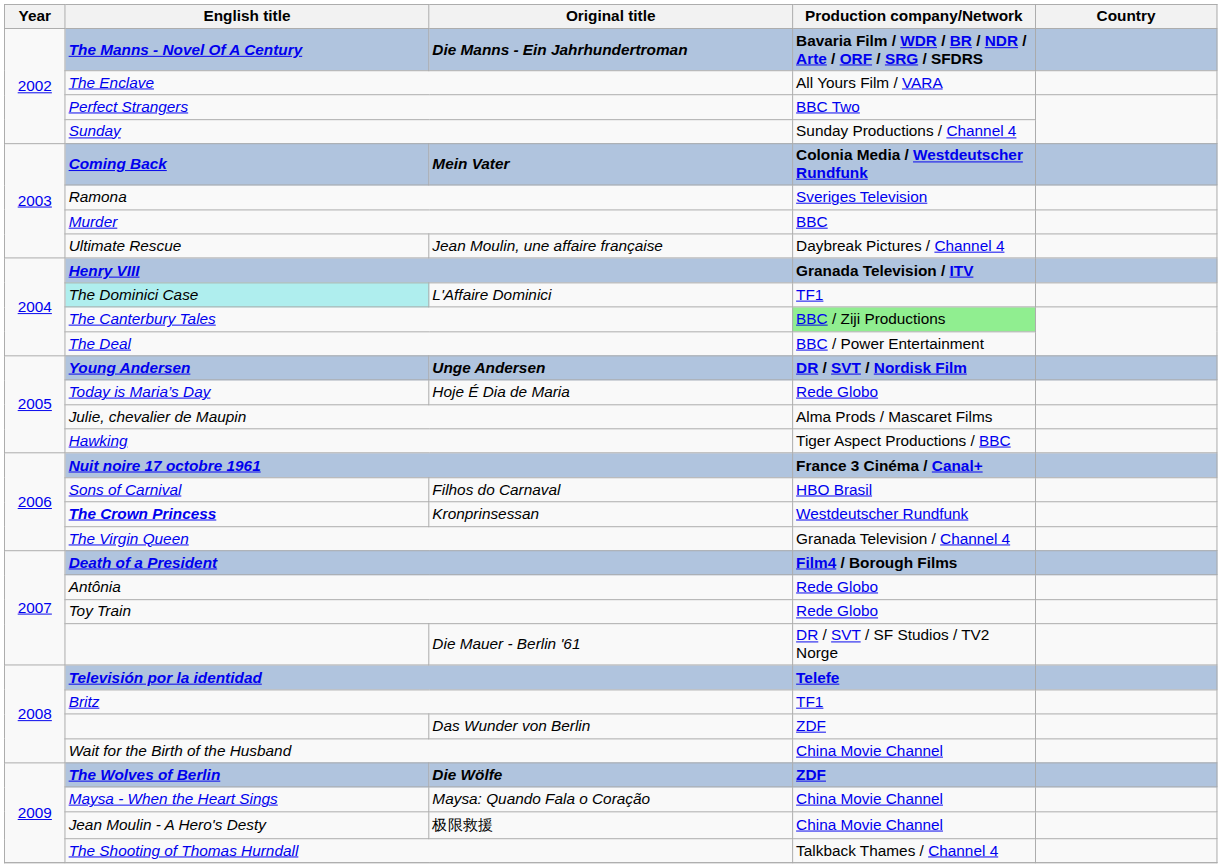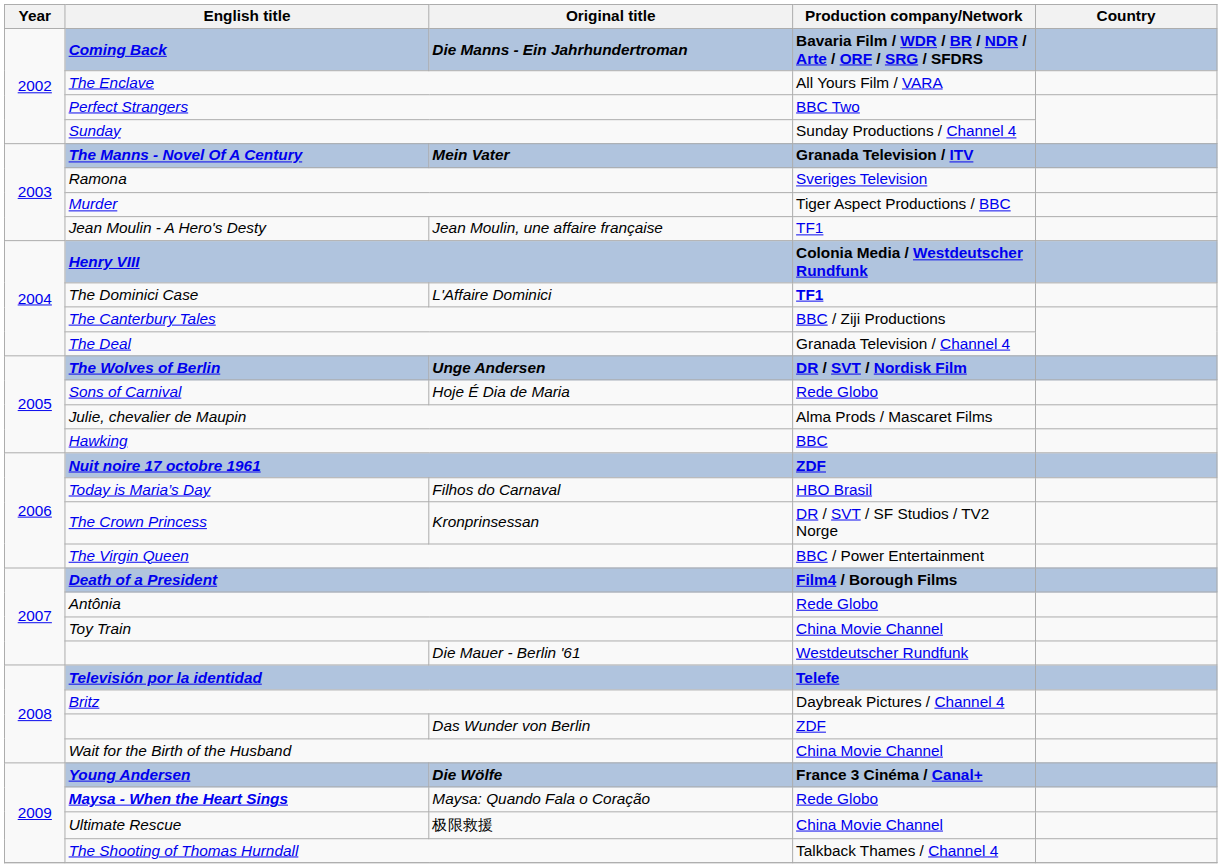(185, 49) The Manns - Novel Of A Century -> (118, 49) Coming Back
(118, 164) Coming Back -> (185, 155) The Manns - Novel Of A Century
(909, 164) Colonia Media / Westdeutscher Rundfunk -> (885, 155) Granada Television / ITV
(812, 221) BBC -> (903, 204) Tiger Aspect Productions / BBC
(125, 246) Ultimate Rescue -> (167, 228) Jean Moulin - A Hero's Desty
(900, 246) Daybreak Pictures / Channel 4 -> (810, 228) TF1
(885, 270) Granada Television / ITV -> (909, 261) Colonia Media / Westdeutscher Rundfunk
(134, 294) paleturquoise background -> (134, 294) no background
(810, 294) normal -> (810, 294) bold
(871, 319) lightgreen background -> (871, 319) no background
(890, 343) BBC / Power Entertainment -> (903, 343) Granada Television / Channel 4
(130, 367) Young Andersen -> (144, 367) The Wolves of Berlin
(139, 392) Today is Maria’s Day -> (125, 392) Sons of Carnival
(903, 440) Tiger Aspect Productions / BBC -> (812, 440) BBC
(889, 465) France 3 Cinéma / Canal+ -> (811, 465) ZDF
(125, 489) Sons of Carnival -> (139, 489) Today is Maria’s Day
(142, 514) bold -> (138, 522) normal
(882, 514) Westdeutscher Rundfunk -> (893, 522) DR / SVT / SF Studios / TV2 Norge
(903, 538) Granada Television / Channel 4 -> (890, 555) BBC / Power Entertainment
(837, 611) Rede Globo -> (870, 628) China Movie Channel
(893, 644) DR / SVT / SF Studios / TV2 Norge -> (882, 653) Westdeutscher Rundfunk
(810, 701) TF1 -> (900, 701) Daybreak Pictures / Channel 4
(144, 774) The Wolves of Berlin -> (130, 774) Young Andersen
(811, 774) ZDF -> (889, 774) France 3 Cinéma / Canal+
(173, 799) normal -> (178, 799) bold
(870, 799) China Movie Channel -> (837, 799) Rede Globo
(167, 825) Jean Moulin - A Hero's Desty -> (125, 825) Ultimate Rescue
